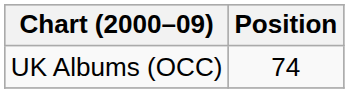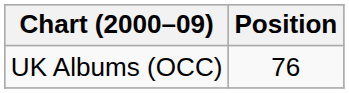(286, 66) 74 -> (286, 66) 76
